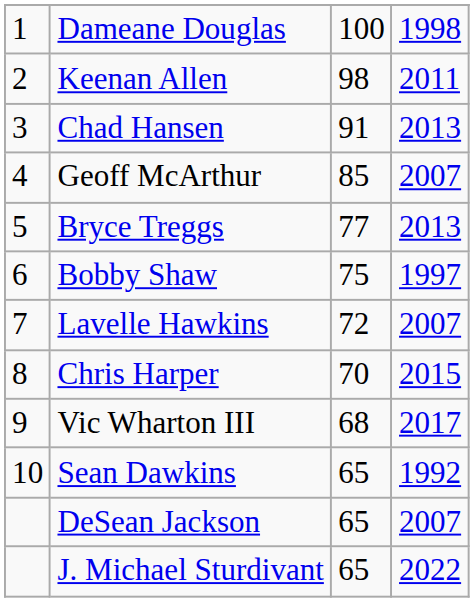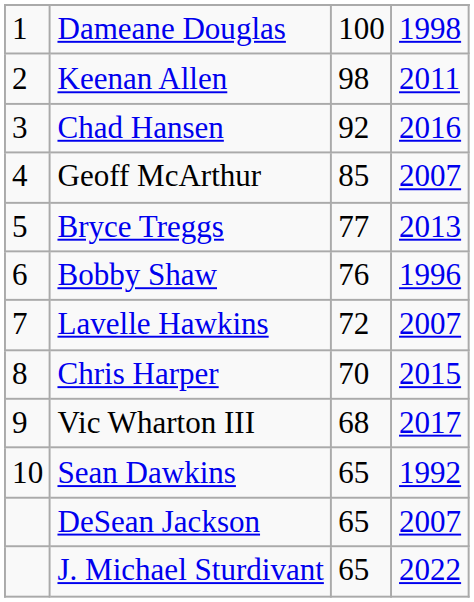(354, 127) 91 -> (354, 127) 92
(430, 127) 2013 -> (430, 127) 2016
(354, 275) 75 -> (354, 275) 76
(430, 275) 1997 -> (430, 275) 1996
